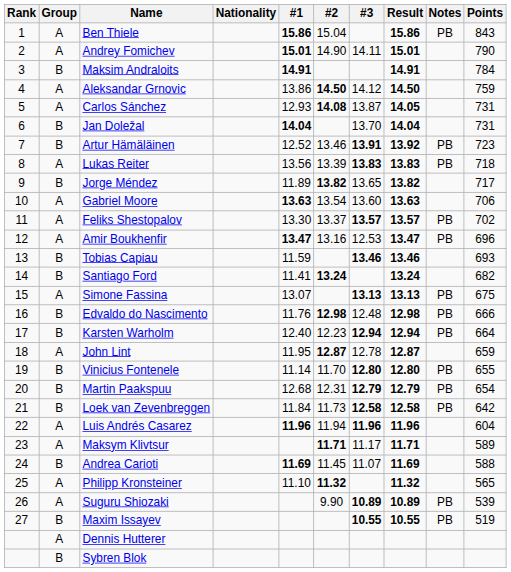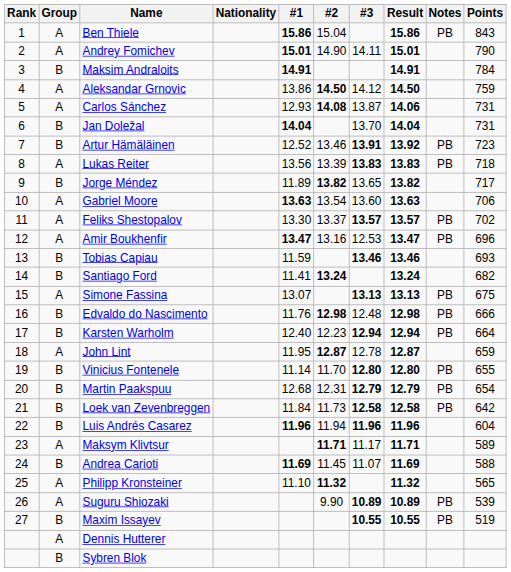(405, 107) 14.05 -> (405, 107) 14.06
(59, 426) A -> (59, 426) B
